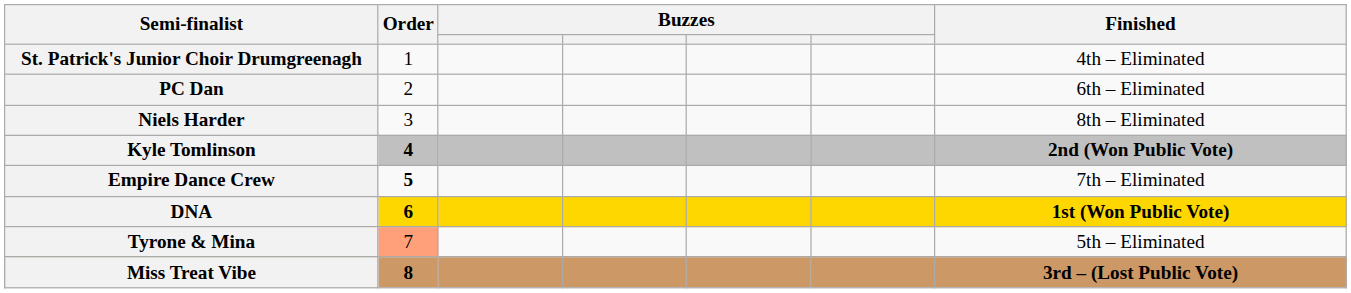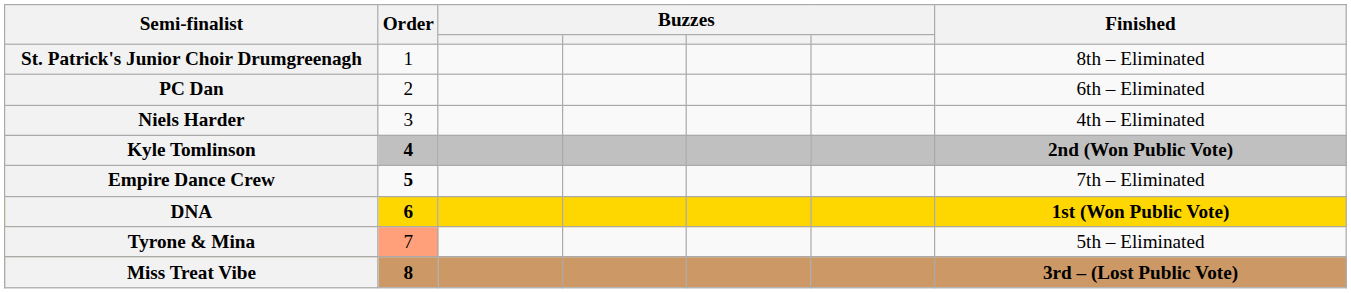(1141, 59) 4th – Eliminated -> (1141, 59) 8th – Eliminated
(1141, 119) 8th – Eliminated -> (1141, 119) 4th – Eliminated
